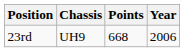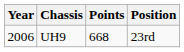columns swapped: (163, 15) <-> (30, 15)
